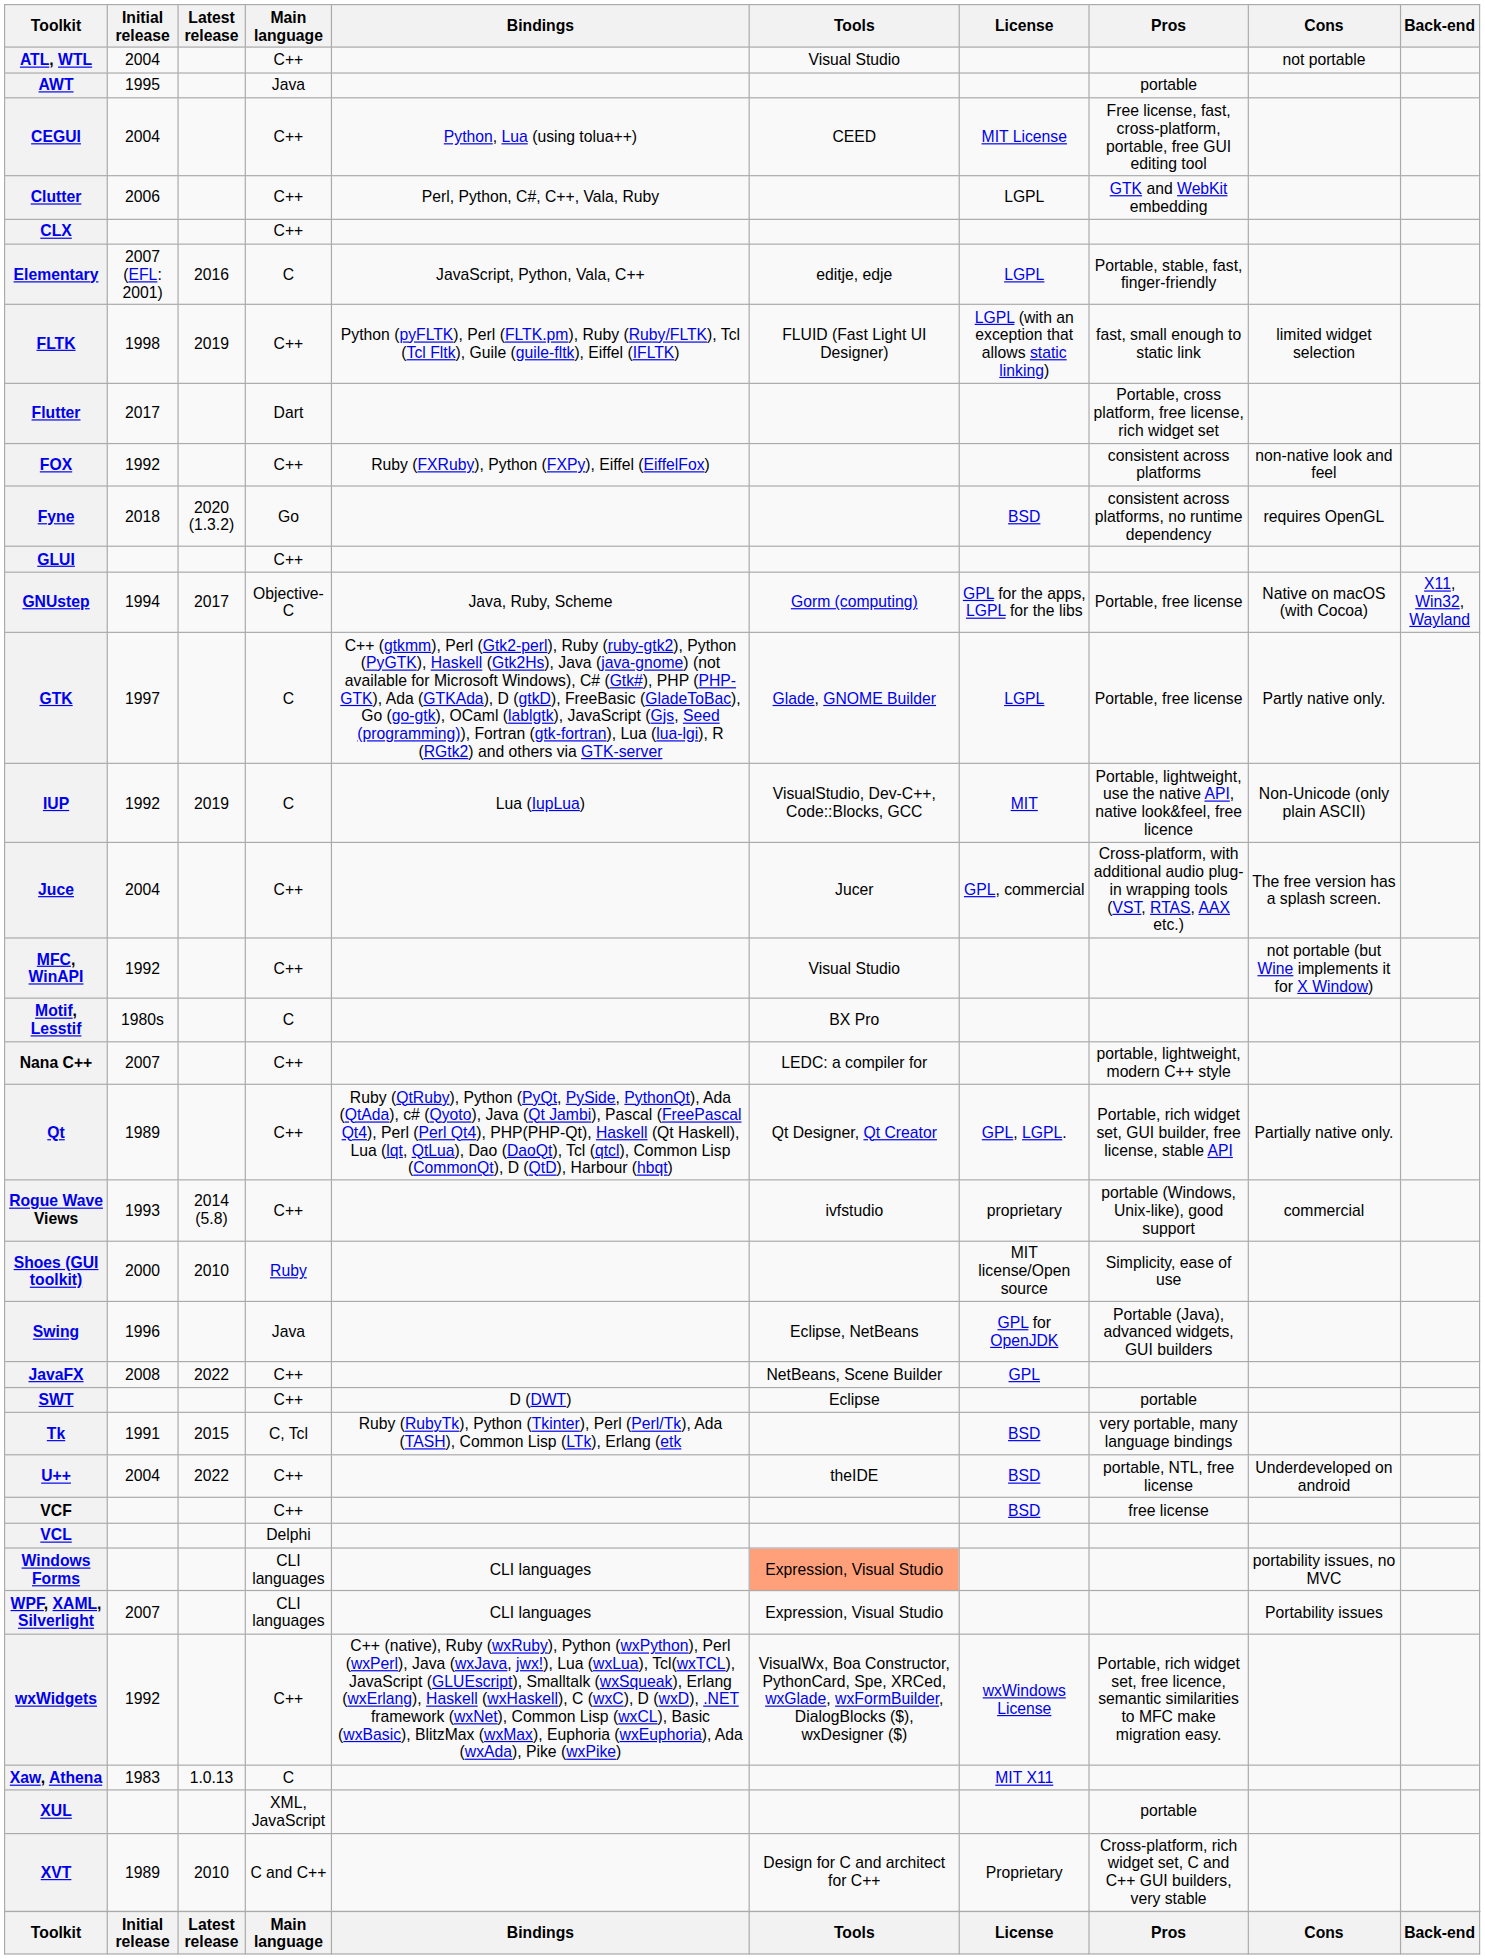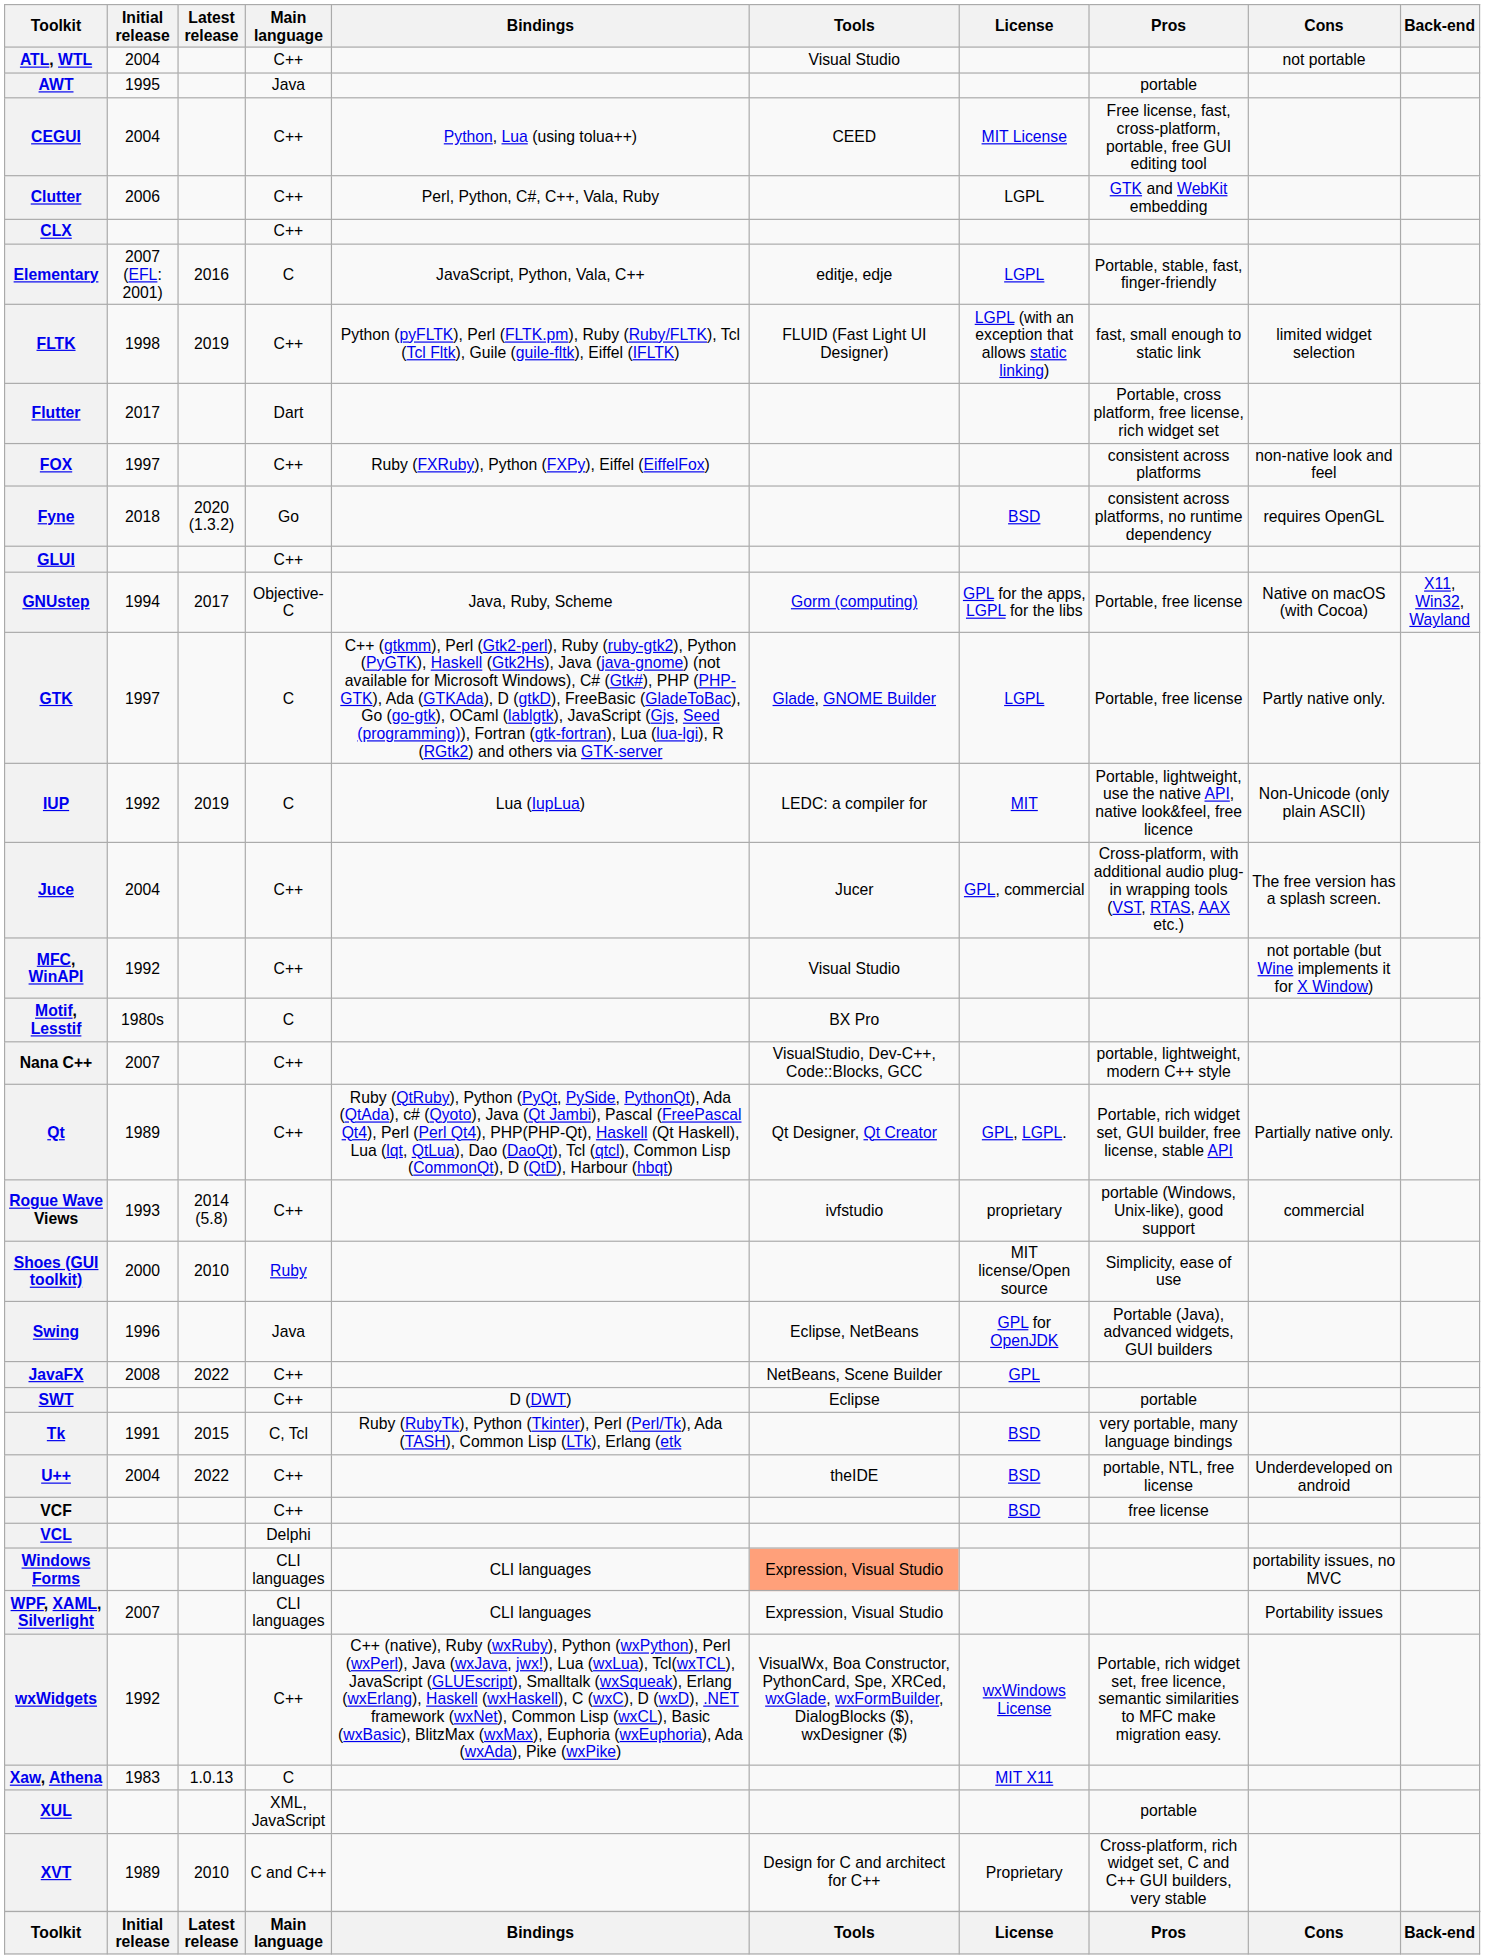(143, 465) 1992 -> (143, 465) 1997
(854, 803) VisualStudio, Dev-C++, Code::Blocks, GCC -> (854, 803) LEDC: a compiler for
(854, 1063) LEDC: a compiler for -> (854, 1063) VisualStudio, Dev-C++, Code::Blocks, GCC
